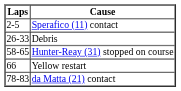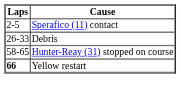(11, 65) normal -> (11, 65) bold
- row: (74, 79)
